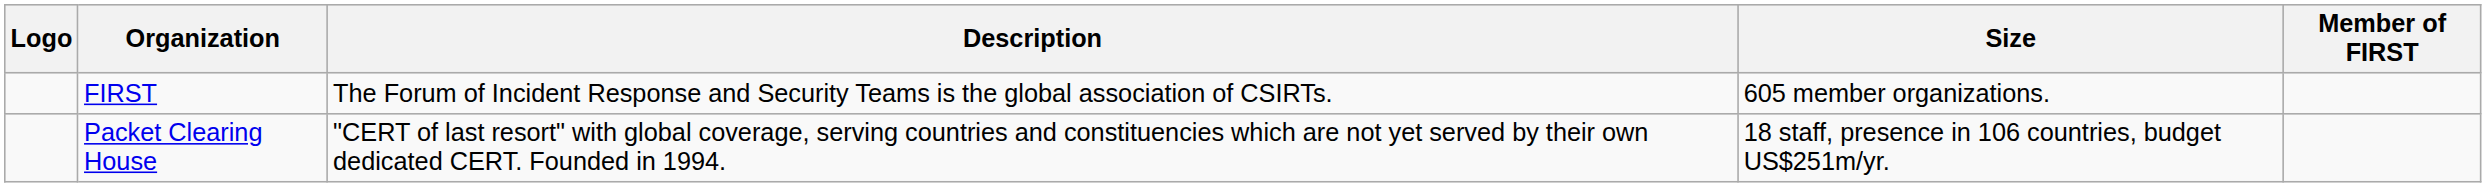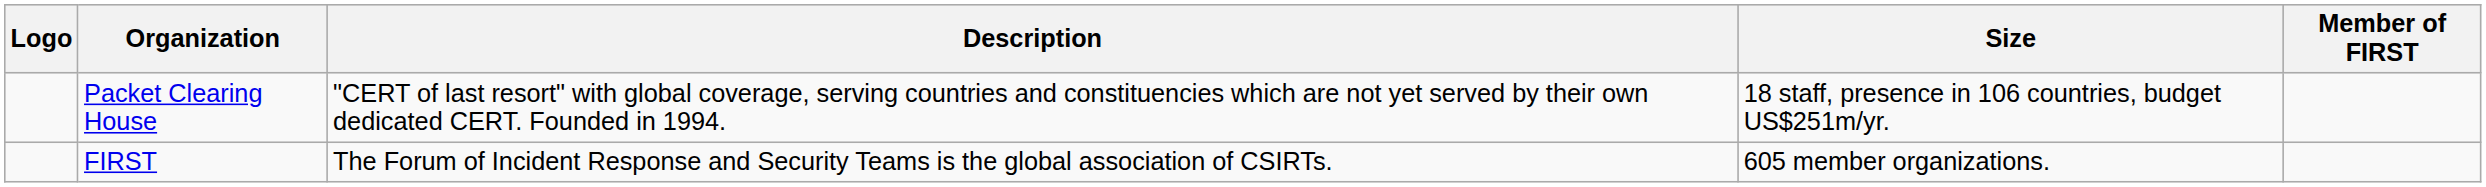rows swapped: (121, 93) <-> (173, 147)
